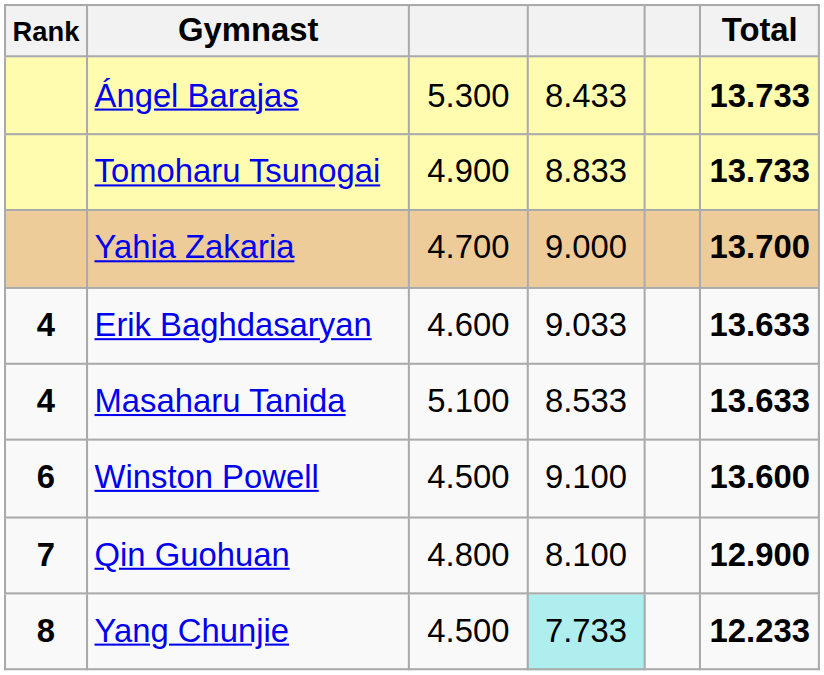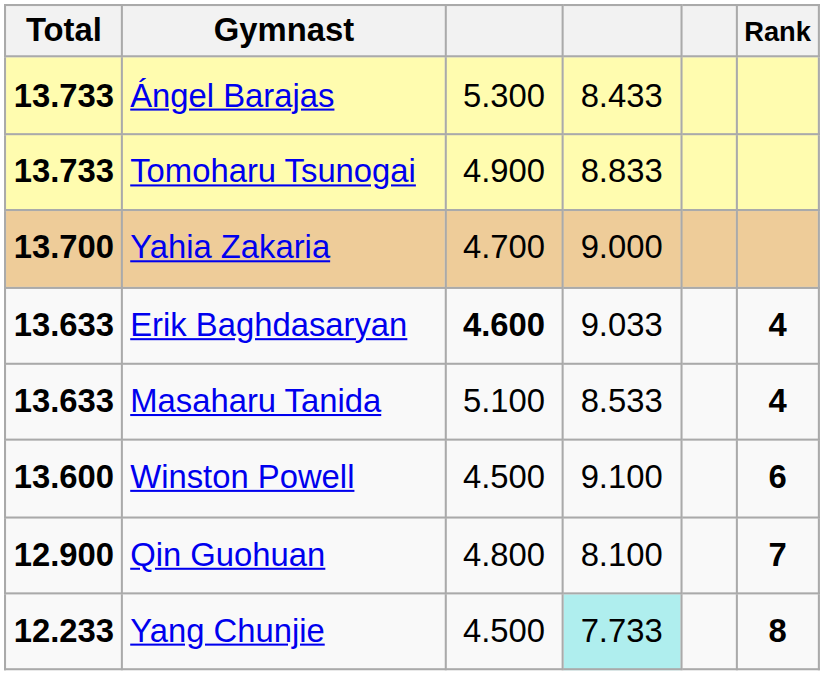columns swapped: (46, 32) <-> (760, 30)
(468, 324) normal -> (504, 324) bold
